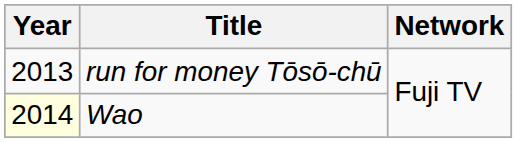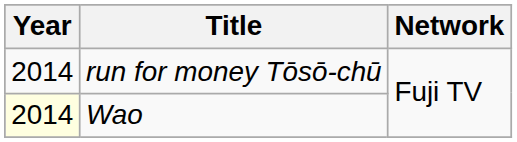(42, 70) 2013 -> (42, 70) 2014
